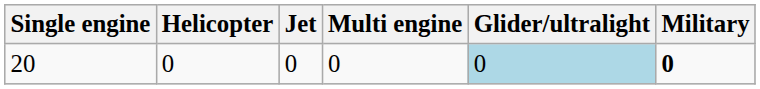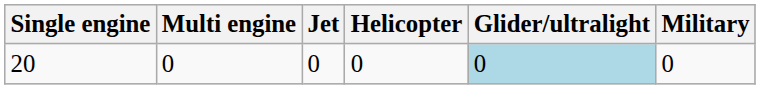columns swapped: (395, 24) <-> (218, 24)
(668, 63) bold -> (668, 63) normal
